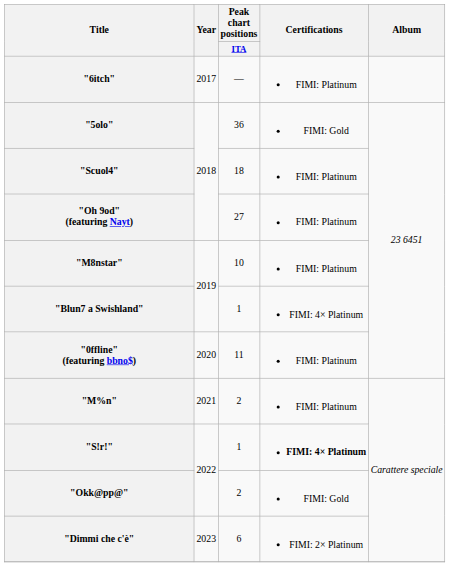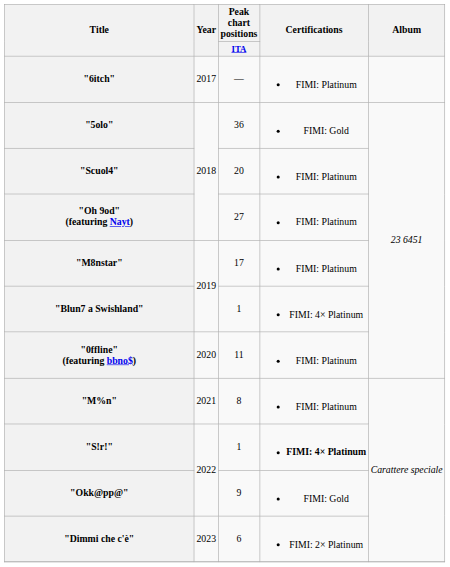(239, 171) 18 -> (239, 171) 20
(239, 263) 10 -> (239, 263) 17
(239, 401) 2 -> (239, 401) 8
(239, 493) 2 -> (239, 493) 9
